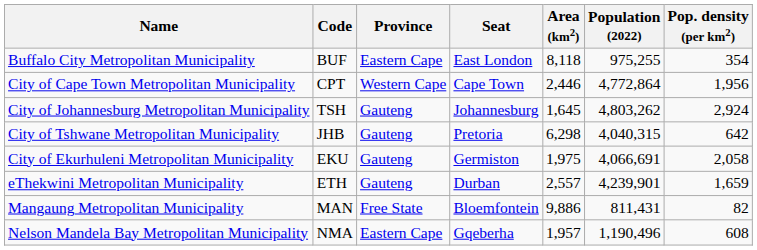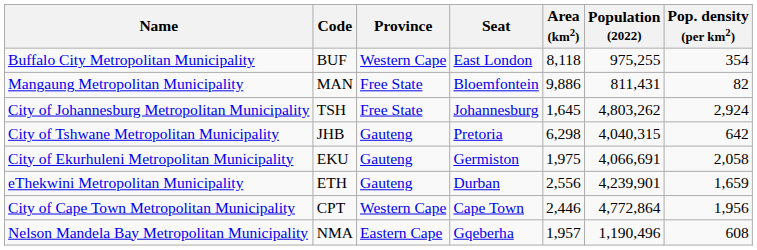(401, 60) Eastern Cape -> (403, 60) Western Cape
rows swapped: (152, 84) <-> (126, 207)
(386, 109) Gauteng -> (391, 109) Free State
(563, 183) 2,557 -> (563, 183) 2,556
